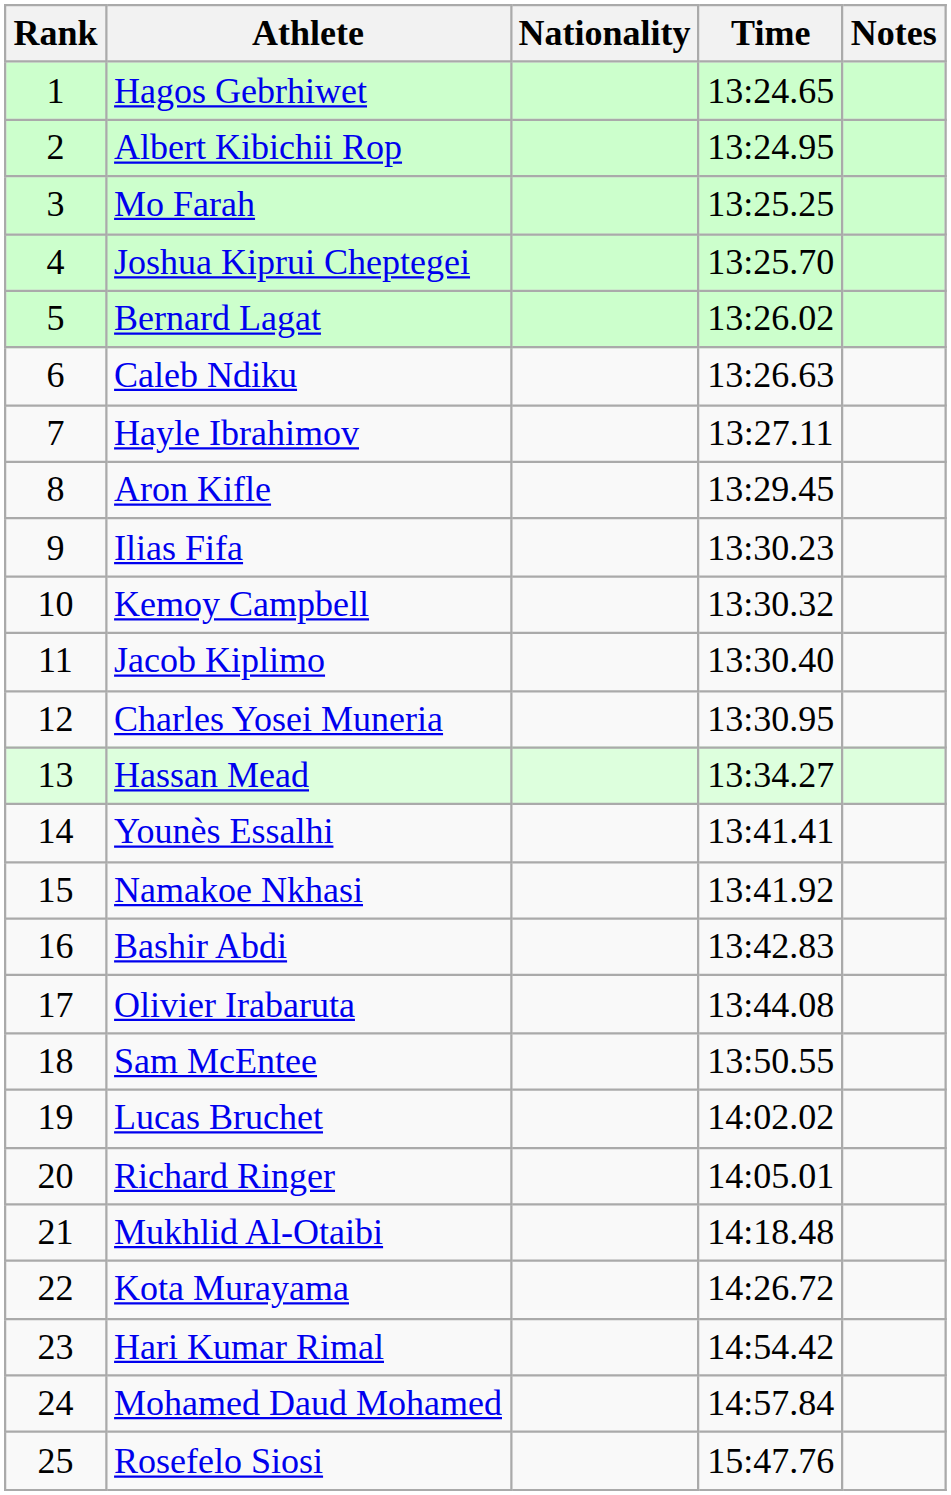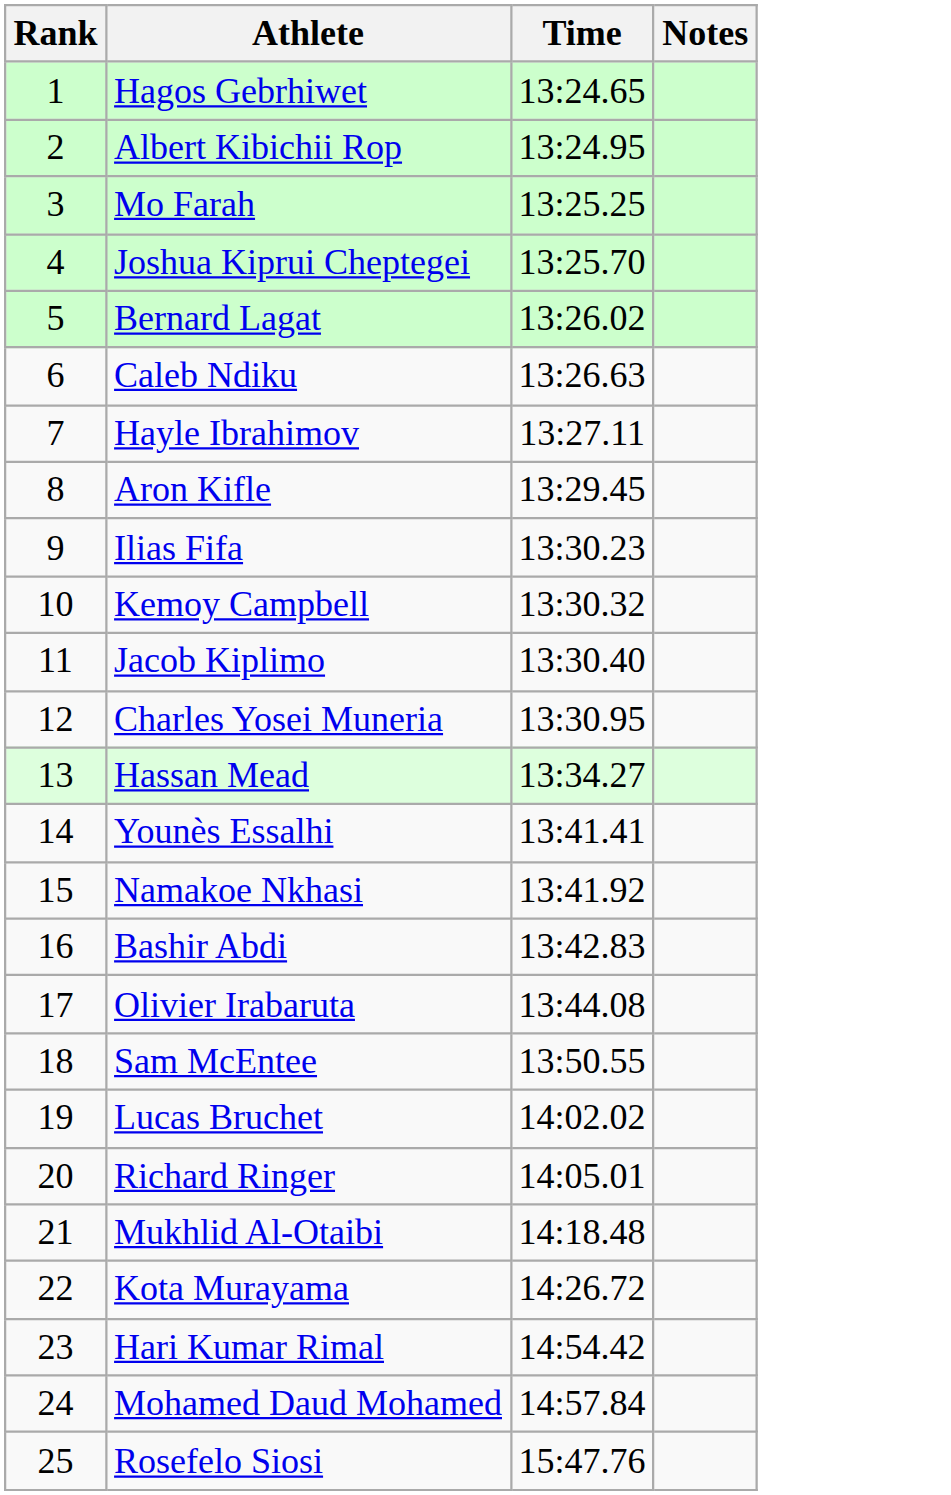- column: (605, 33)
